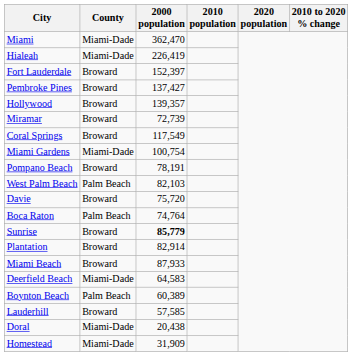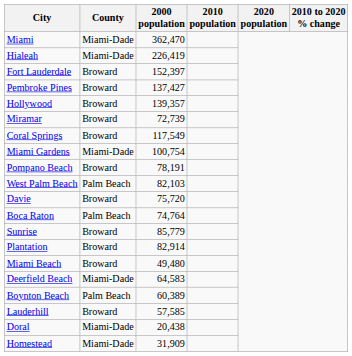(171, 231) bold -> (171, 231) normal
(171, 263) 87,933 -> (171, 263) 49,480
